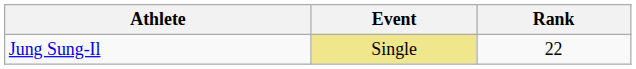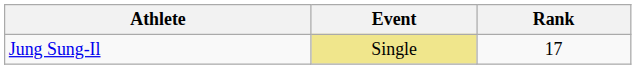(554, 49) 22 -> (554, 49) 17
